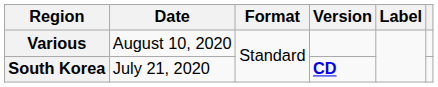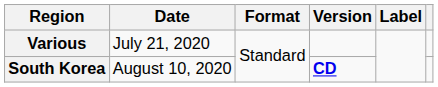(172, 43) August 10, 2020 -> (161, 43) July 21, 2020
(161, 69) July 21, 2020 -> (172, 69) August 10, 2020
